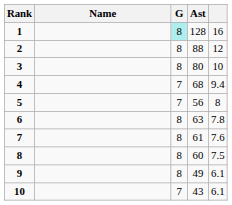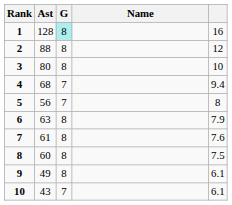columns swapped: (103, 13) <-> (198, 13)
(218, 120) 7.8 -> (218, 120) 7.9
